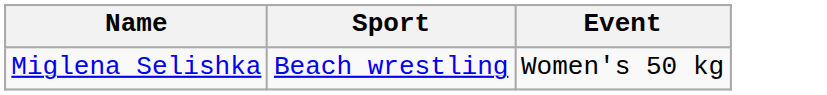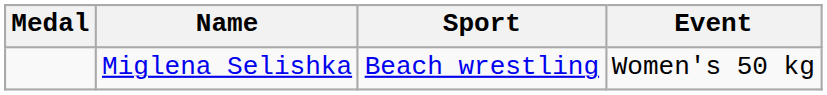+ column: (50, 26)
